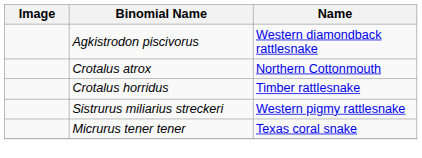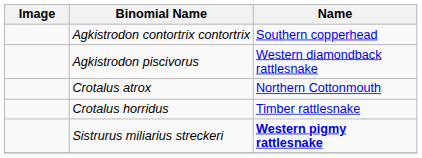+ row: (161, 34)
(331, 108) normal -> (301, 136) bold
- row: (129, 128)
